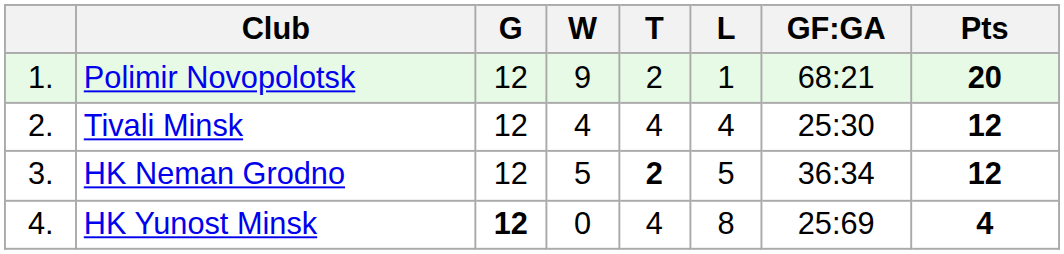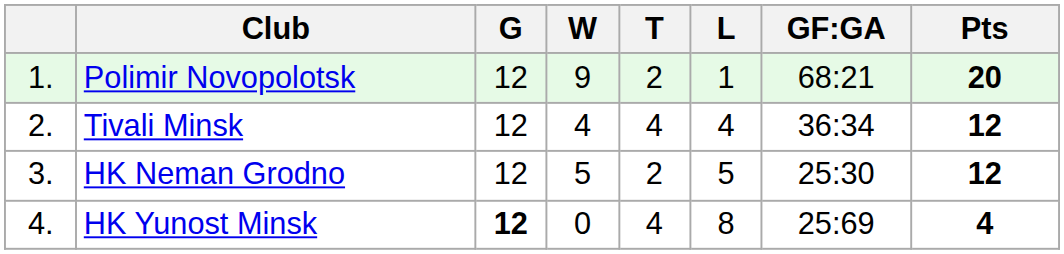(836, 126) 25:30 -> (836, 126) 36:34
(654, 175) bold -> (654, 175) normal
(836, 175) 36:34 -> (836, 175) 25:30
